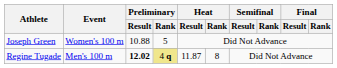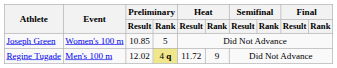(140, 41) 10.88 -> (140, 41) 10.85
(140, 56) bold -> (140, 56) normal
(191, 56) 11.87 -> (191, 56) 11.72
(217, 56) 8 -> (217, 56) 9
